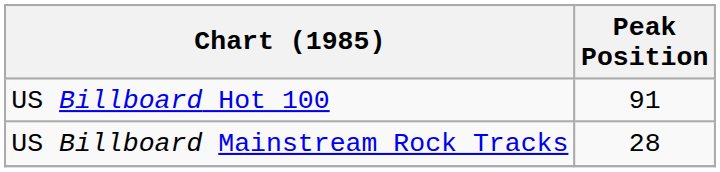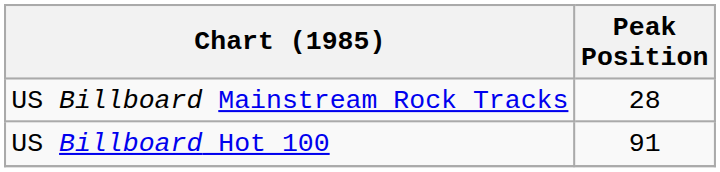rows swapped: (170, 100) <-> (290, 144)
